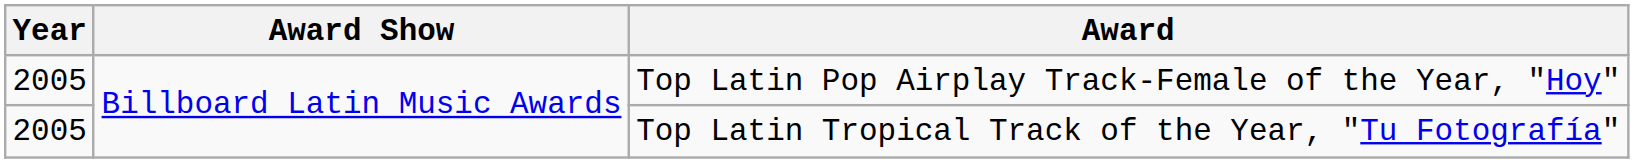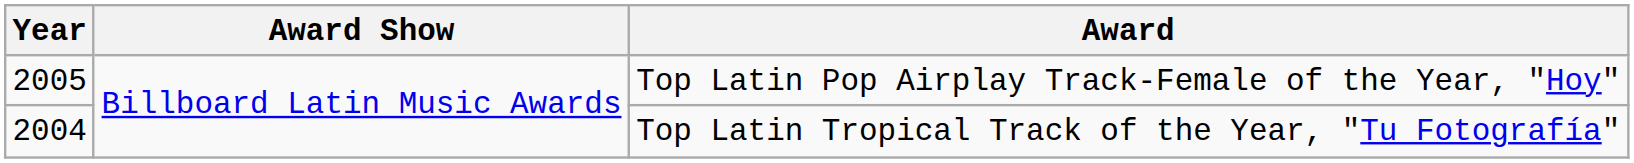(50, 131) 2005 -> (50, 131) 2004
